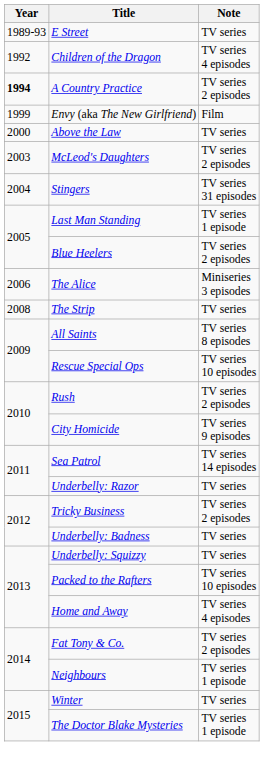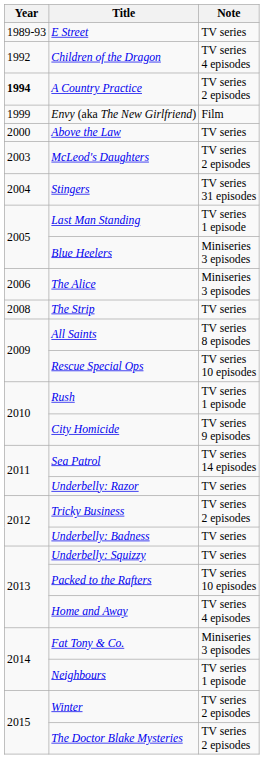(226, 252) TV series 2 episodes -> (226, 252) Miniseries 3 episodes
(226, 397) TV series 2 episodes -> (224, 397) TV series 1 episode
(226, 643) TV series 2 episodes -> (226, 643) Miniseries 3 episodes
(224, 700) TV series -> (226, 706) TV series 2 episodes
(224, 725) TV series 1 episode -> (226, 738) TV series 2 episodes
